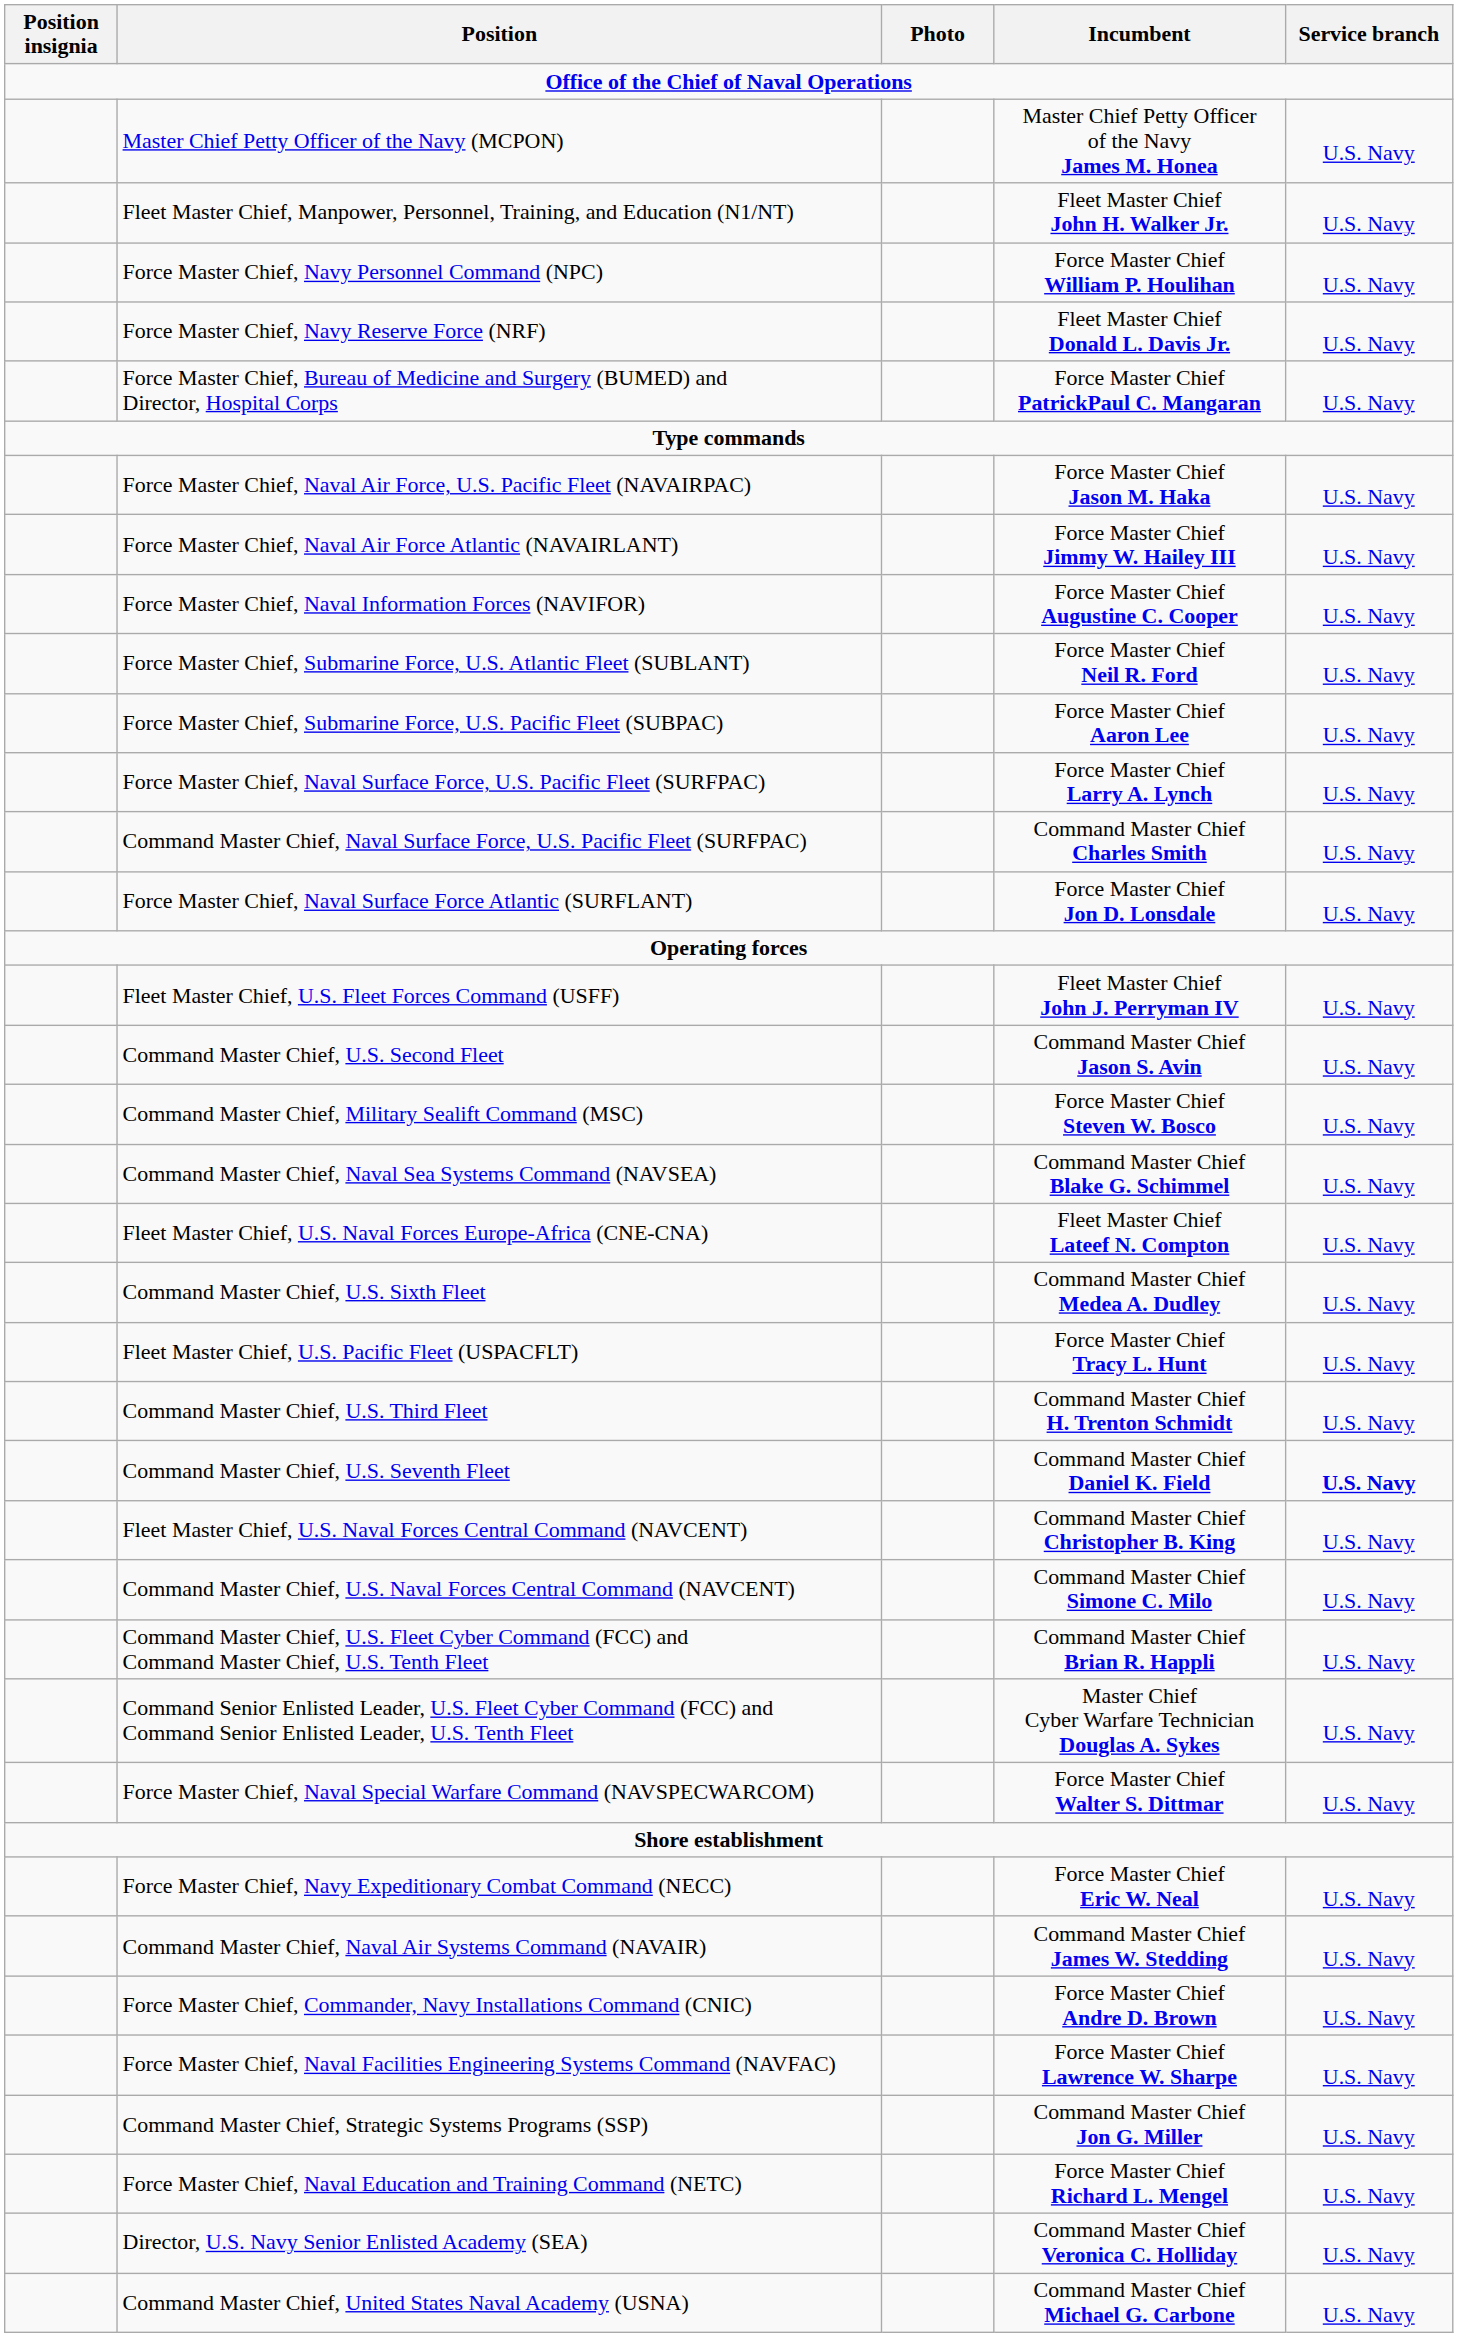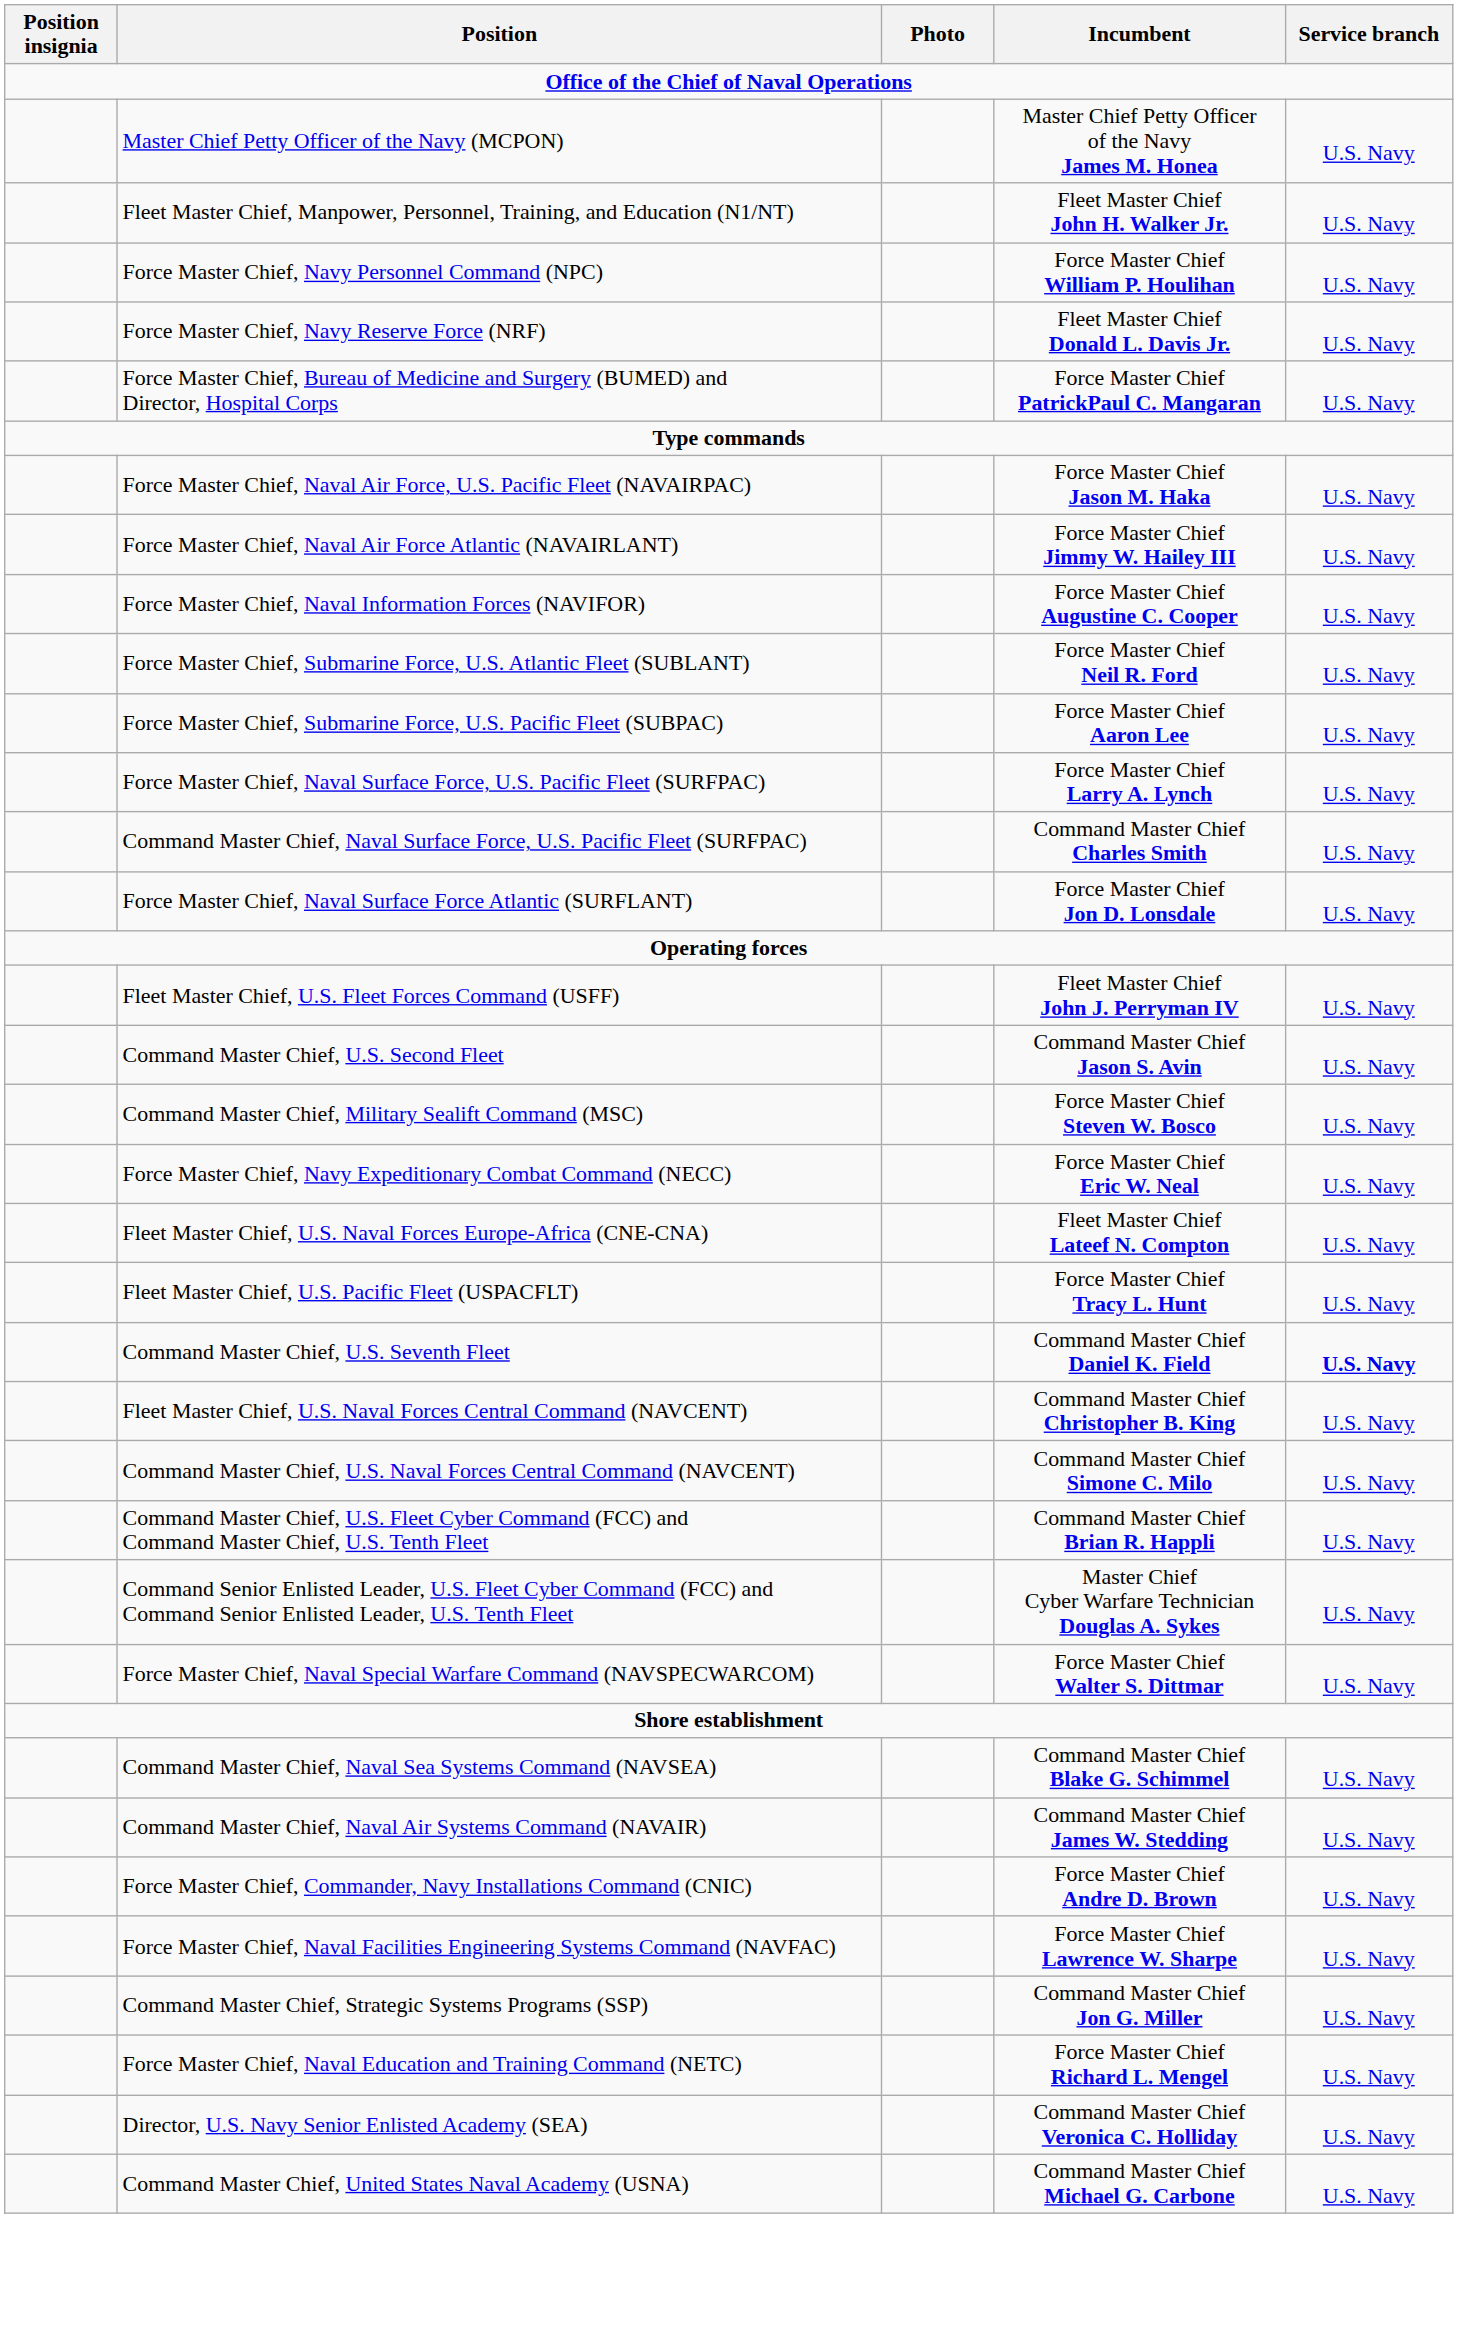rows swapped: (427, 1886) <-> (419, 1173)
- row: (304, 1292)
- row: (305, 1411)
